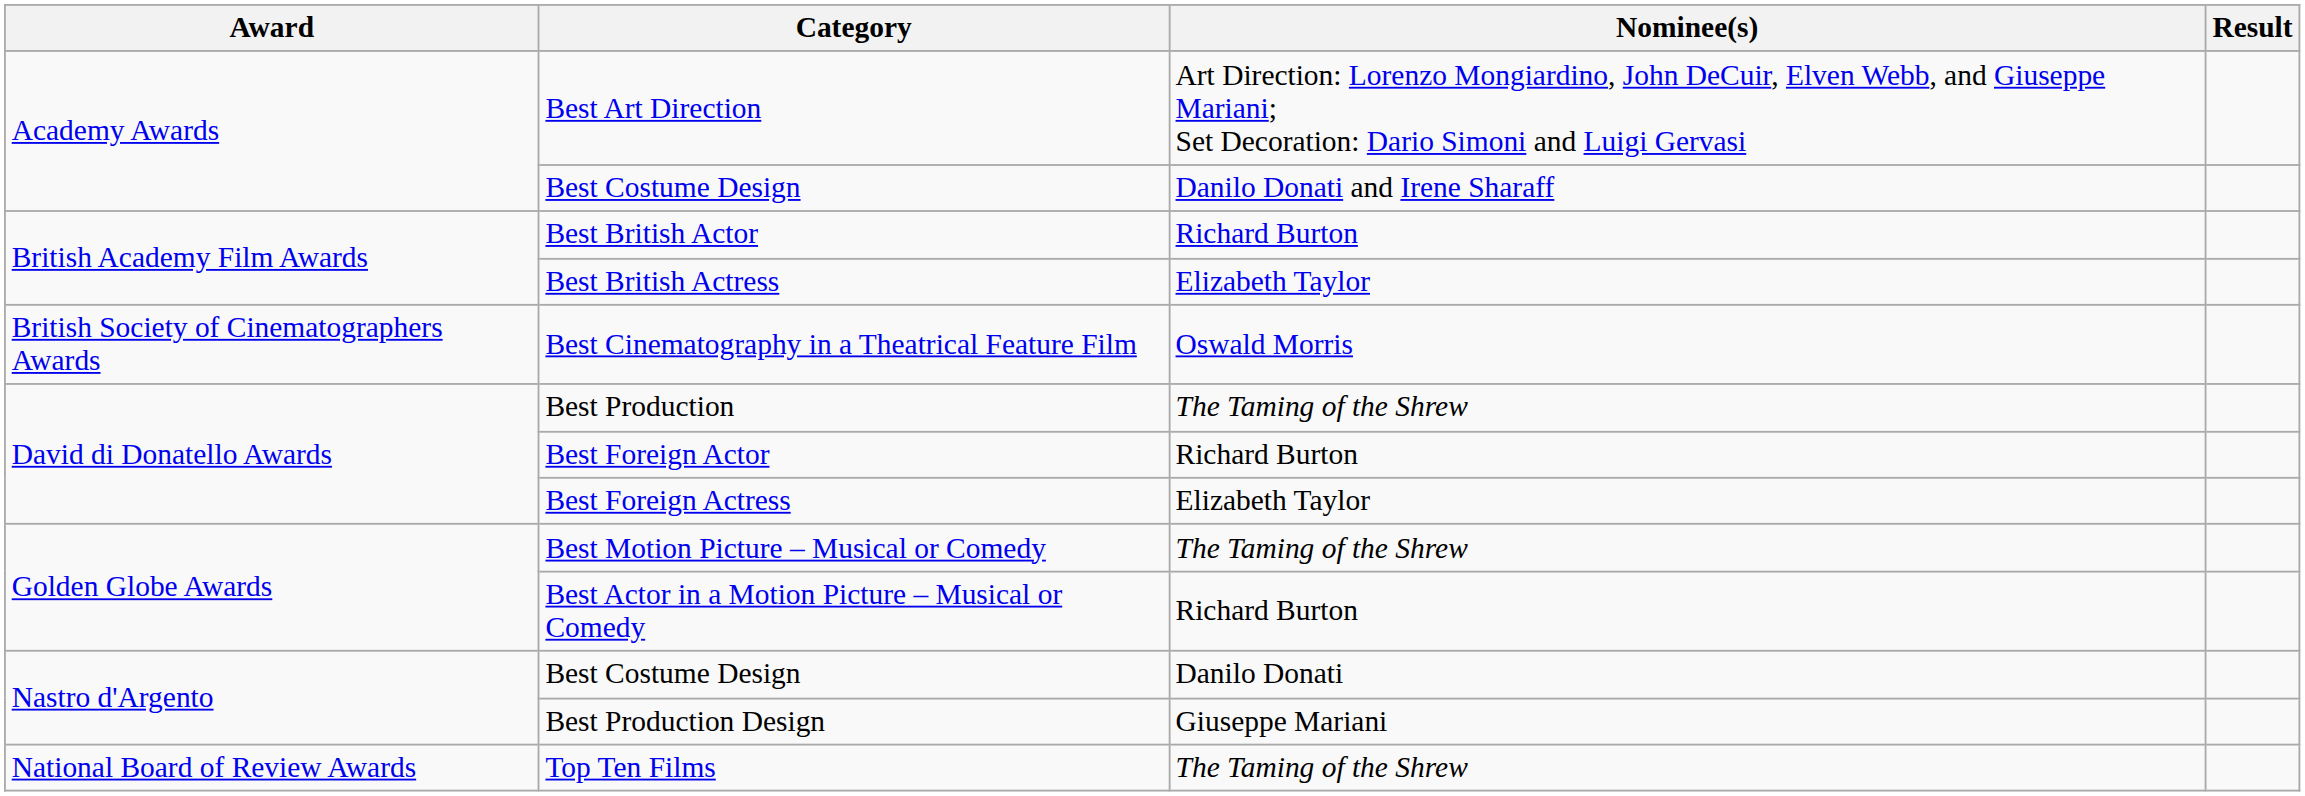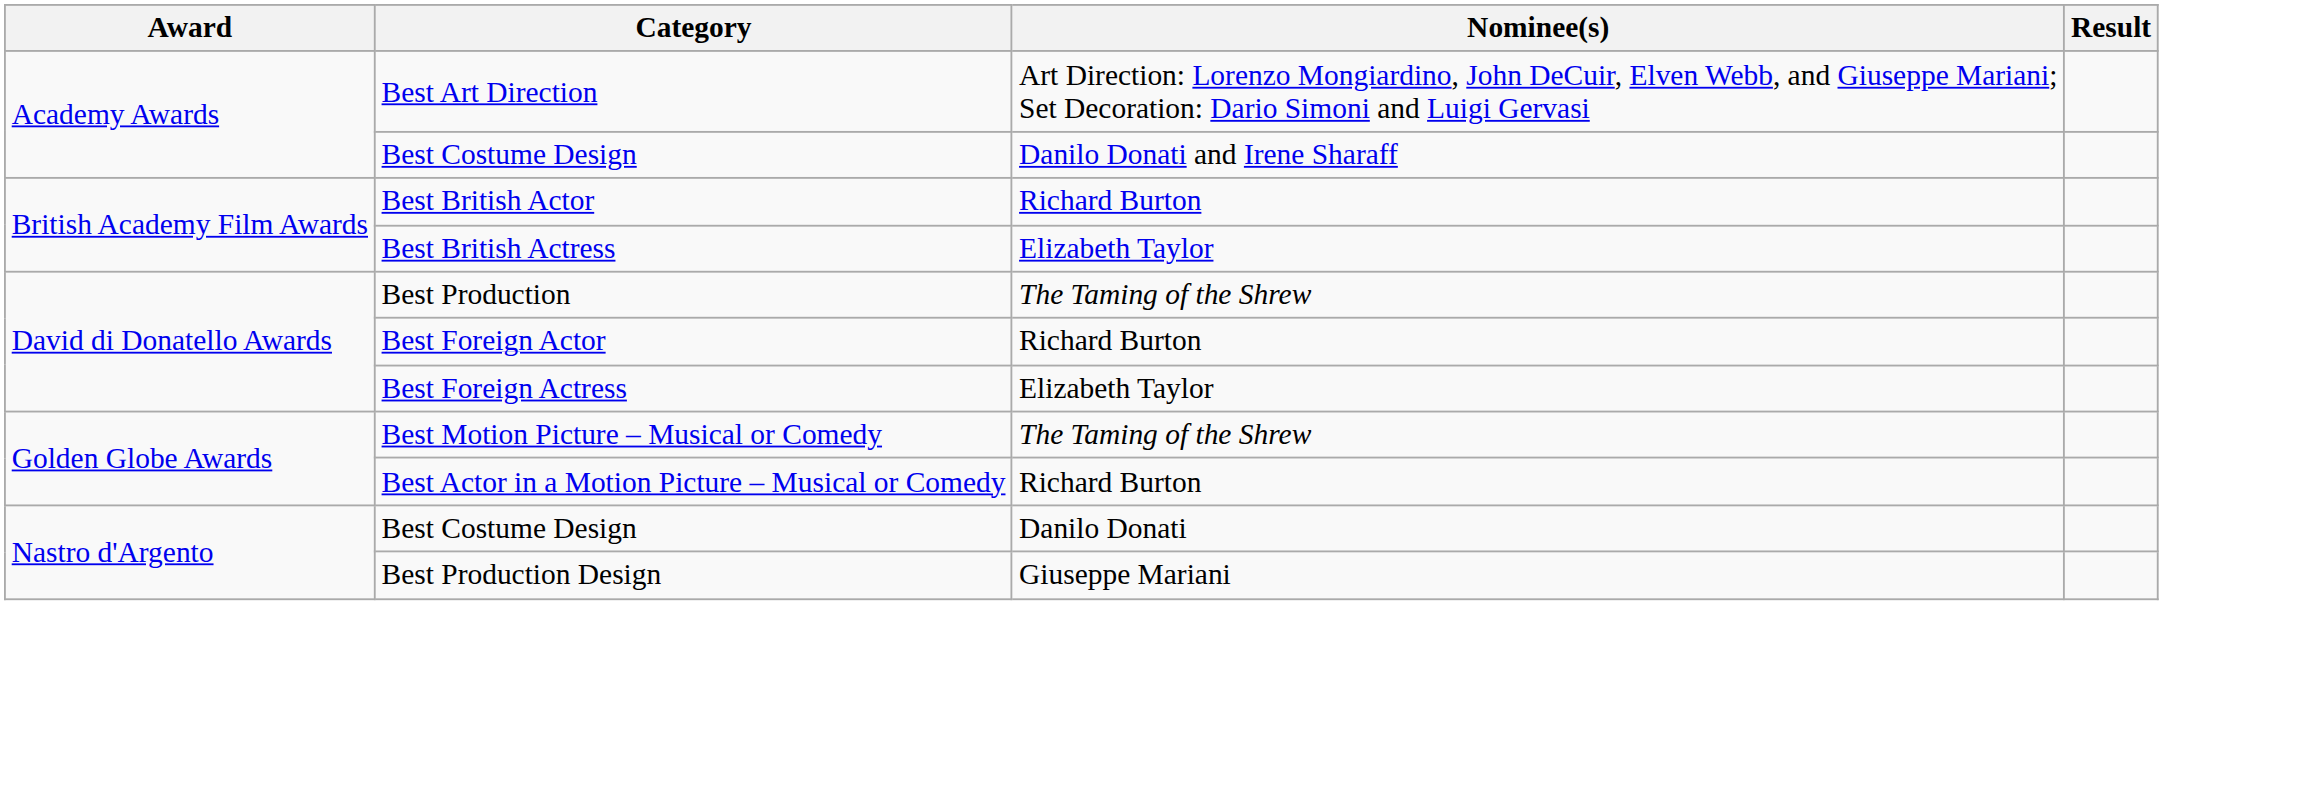- row: (841, 344)
- row: (631, 767)
